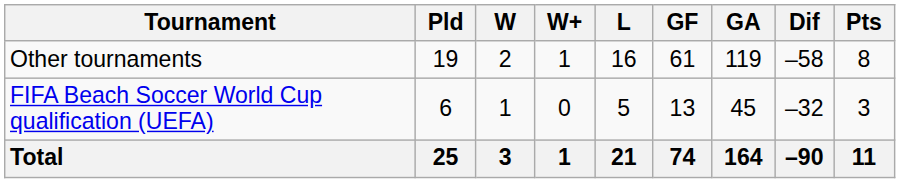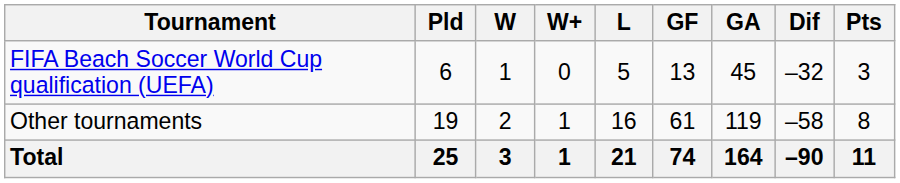rows swapped: (166, 108) <-> (106, 59)
